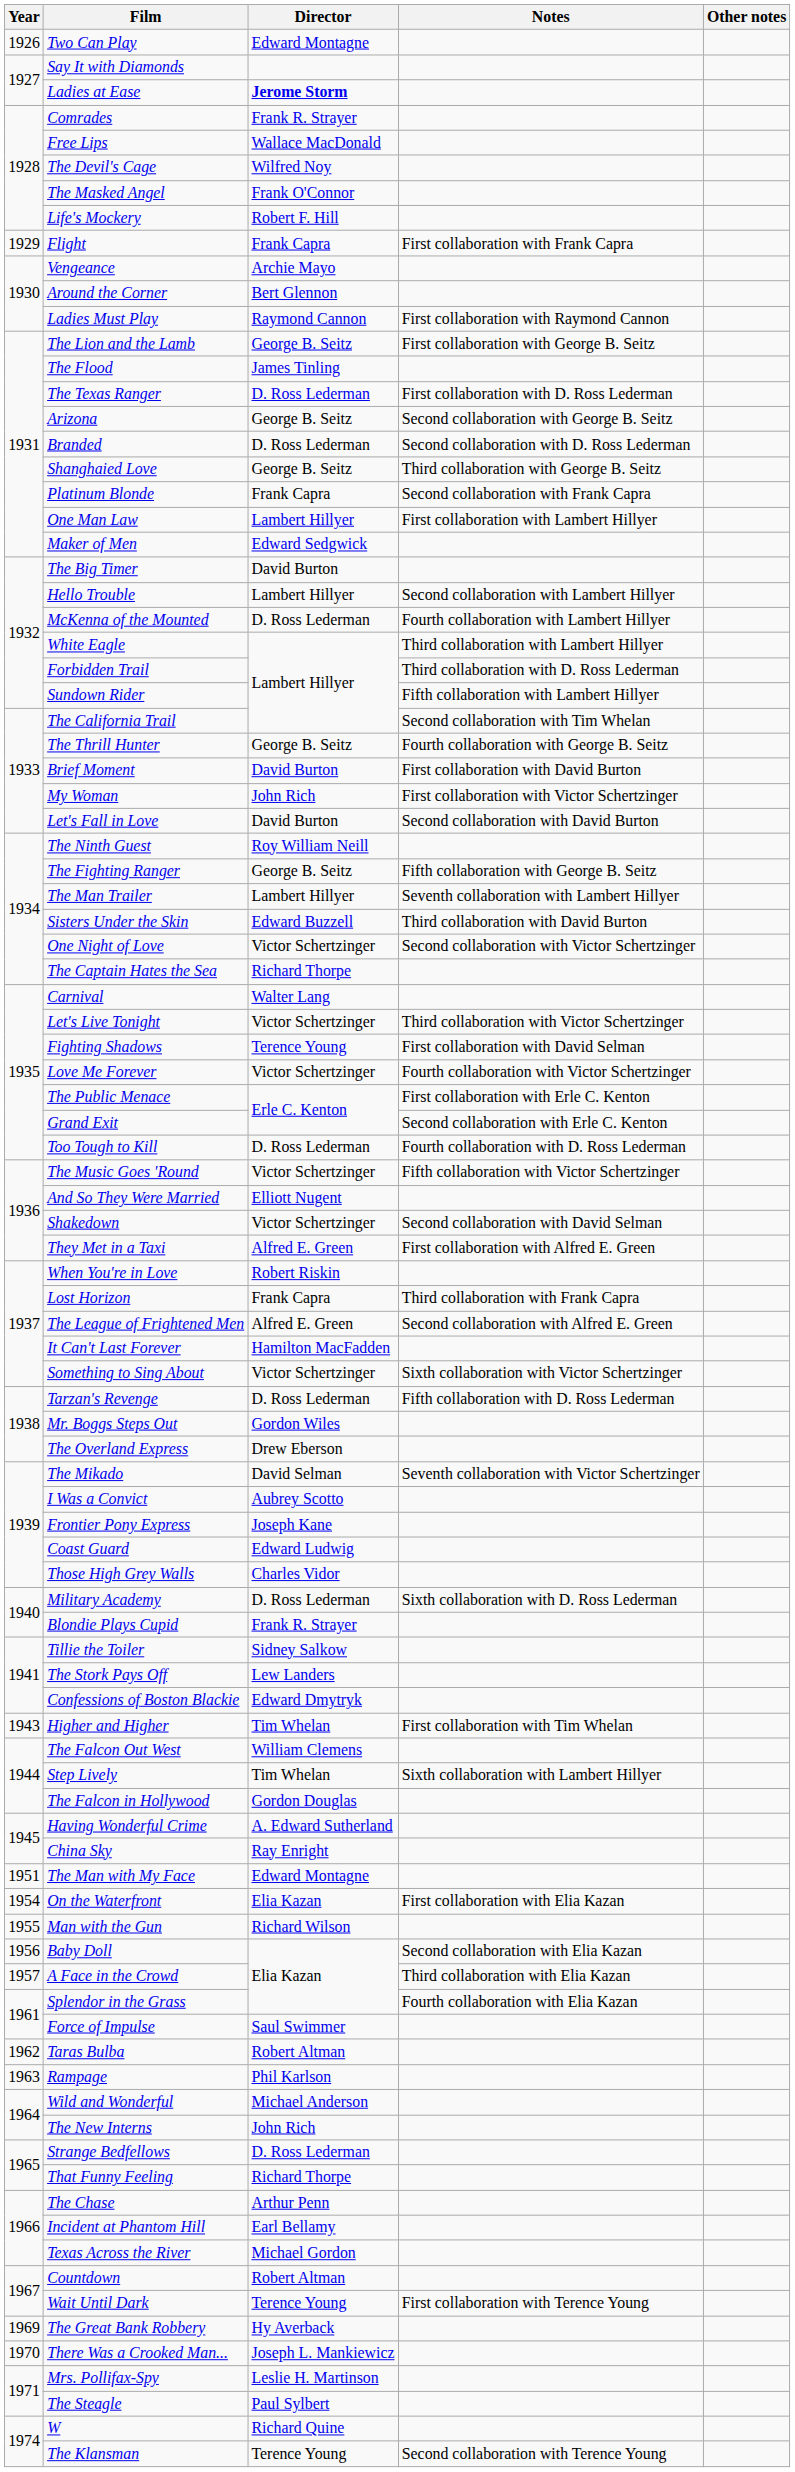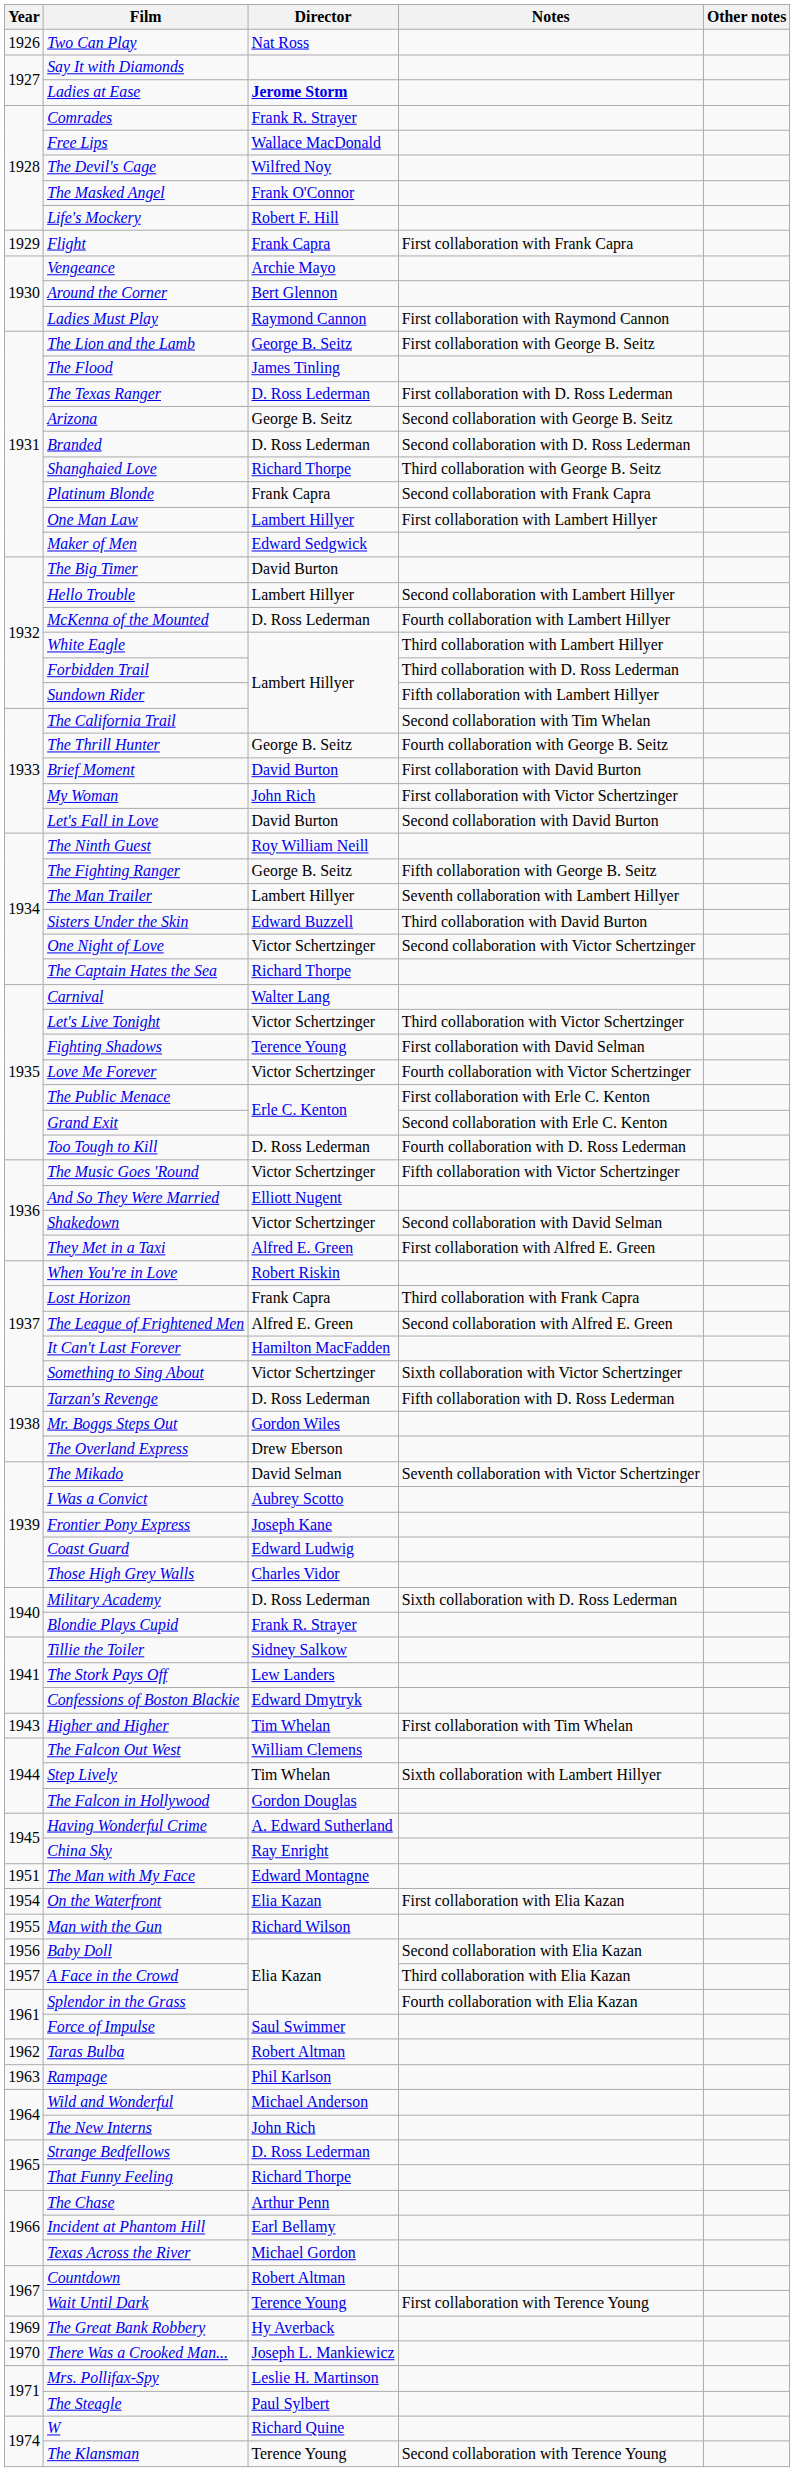(310, 42) Edward Montagne -> (280, 42) Nat Ross
(302, 469) George B. Seitz -> (301, 469) Richard Thorpe
